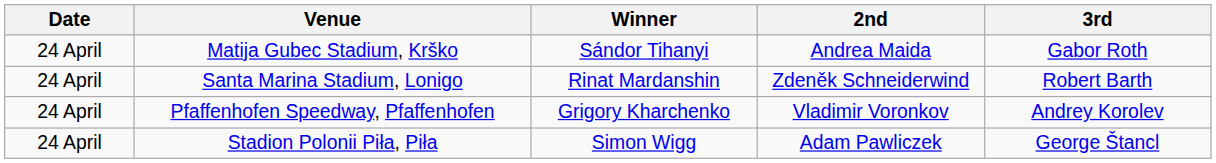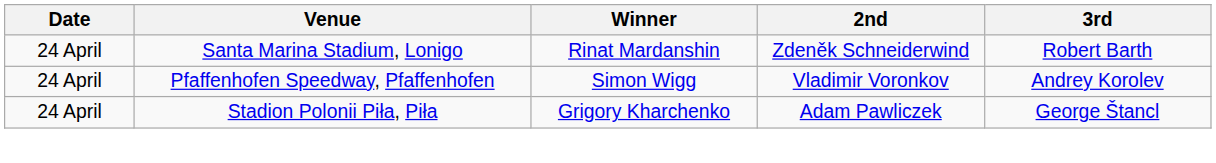- row: (333, 50)
(644, 111) Grigory Kharchenko -> (644, 81) Simon Wigg
(644, 142) Simon Wigg -> (644, 111) Grigory Kharchenko
